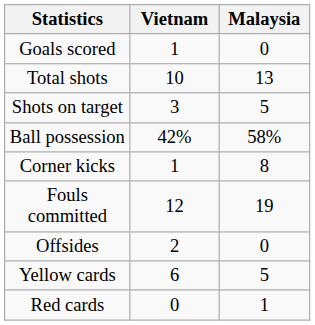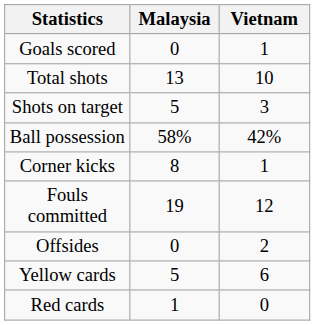columns swapped: (175, 19) <-> (264, 19)
